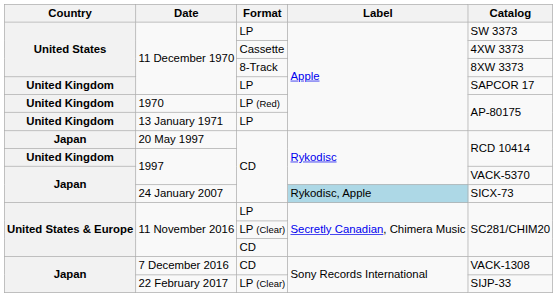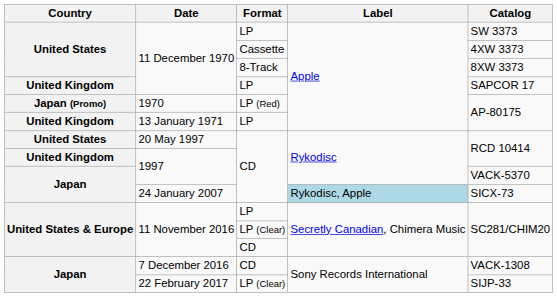(70, 103) United Kingdom -> (70, 103) Japan (Promo)
(70, 139) Japan -> (70, 139) United States
